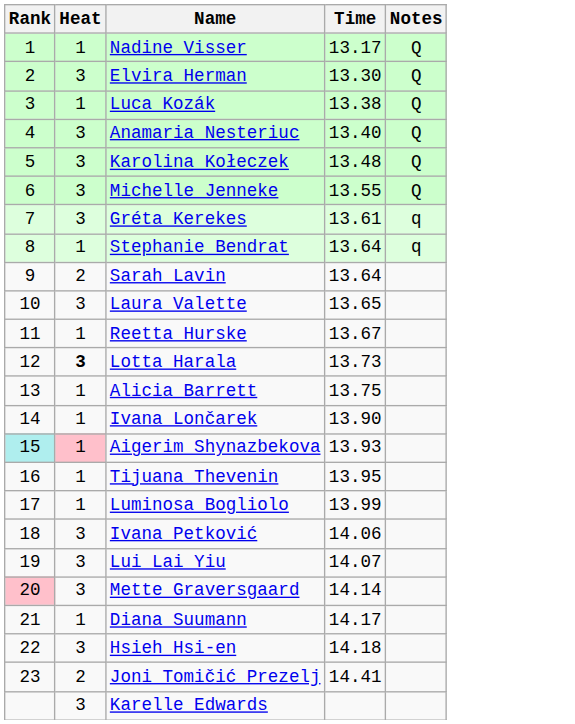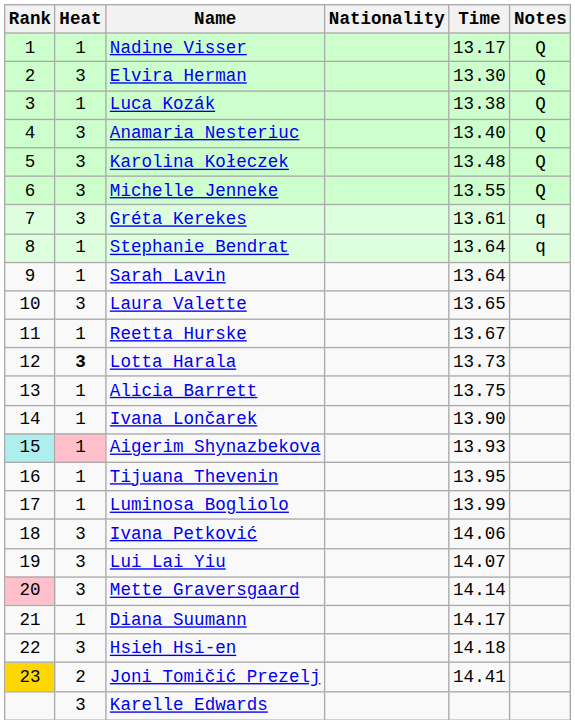+ column: (387, 19)
(80, 276) 2 -> (80, 276) 1
(30, 677) no background -> (30, 677) gold background
